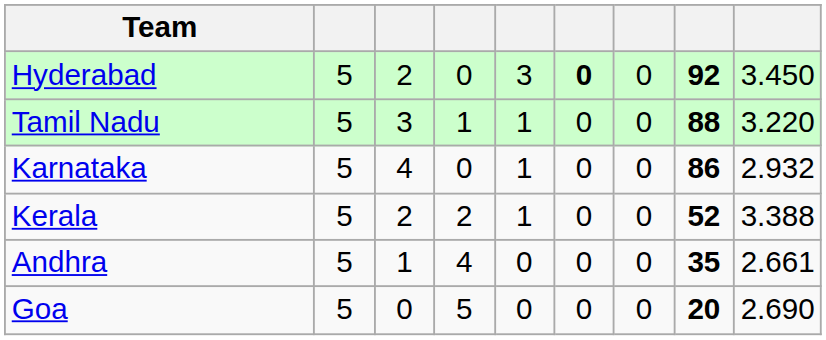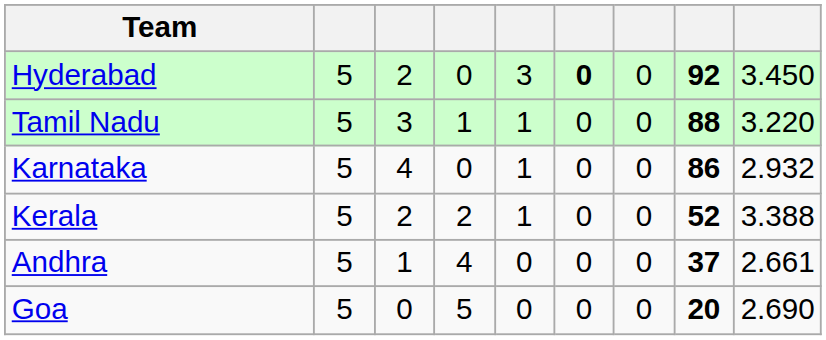(704, 262) 35 -> (704, 262) 37
